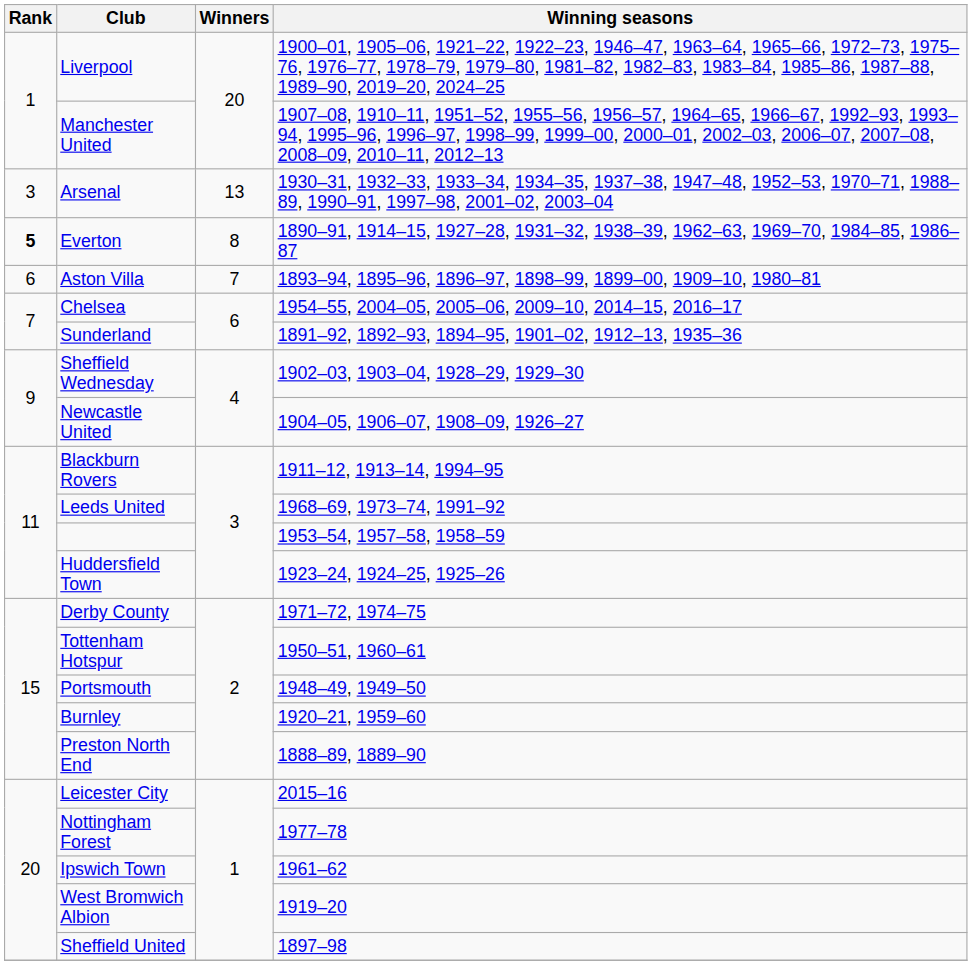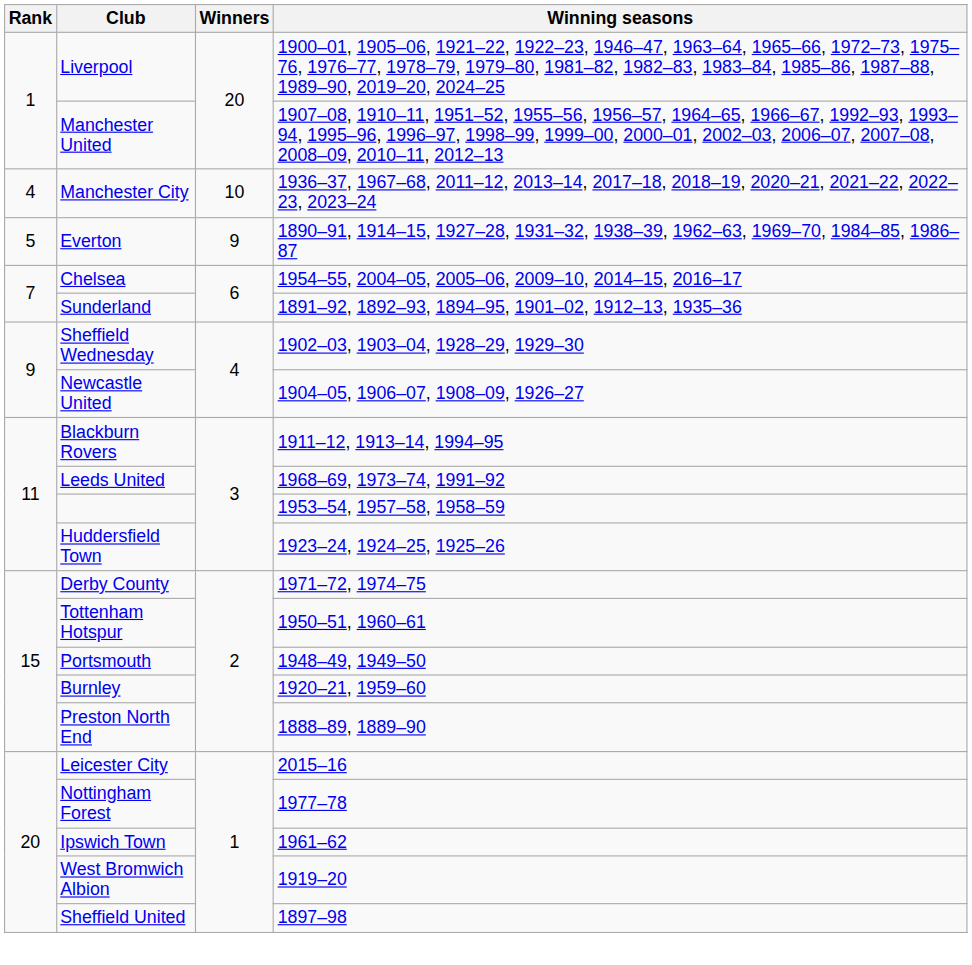- row: (90, 192)
+ row: (124, 192)
(30, 241) bold -> (30, 241) normal
(234, 241) 8 -> (234, 241) 9
- row: (102, 279)
